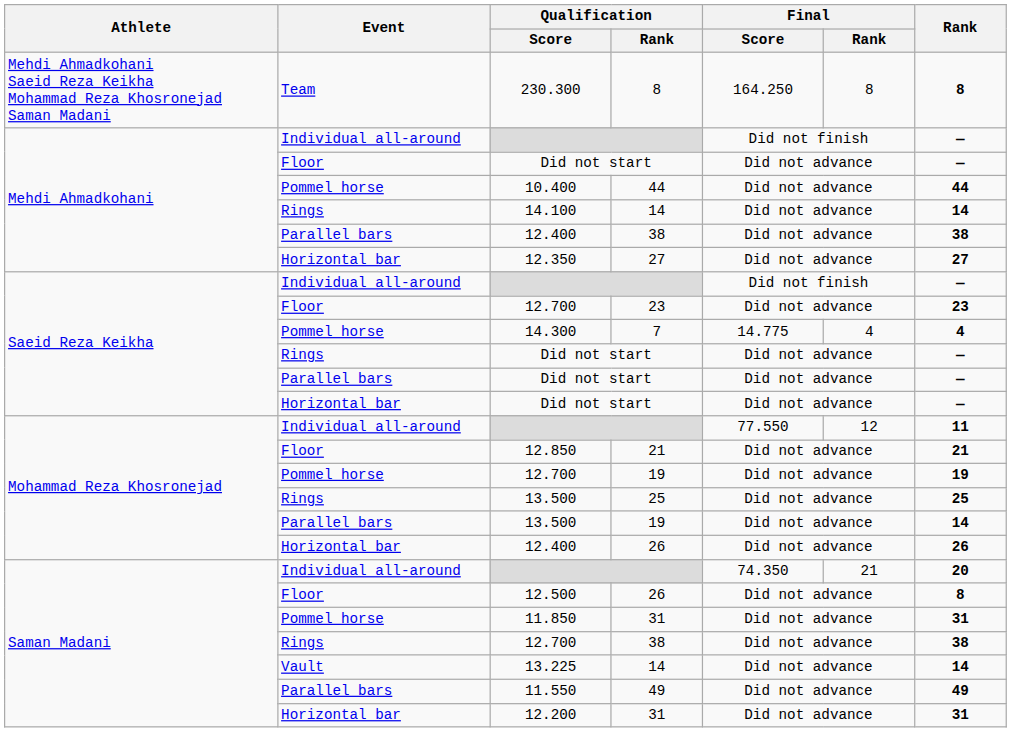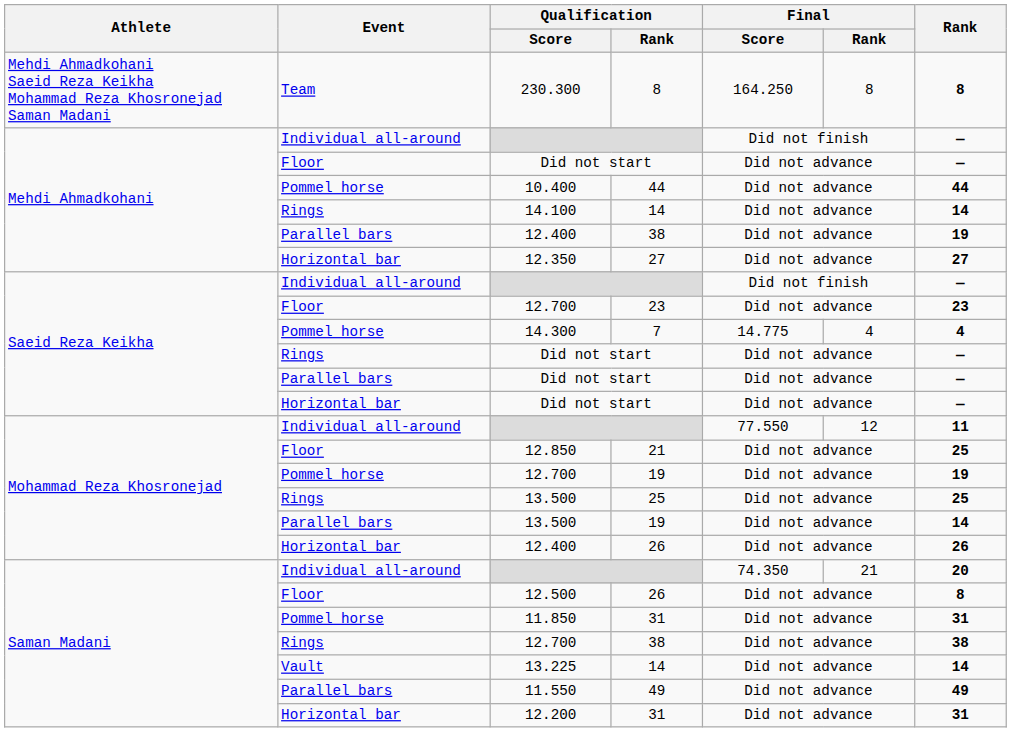(960, 235) 38 -> (960, 235) 19
(960, 451) 21 -> (960, 451) 25
